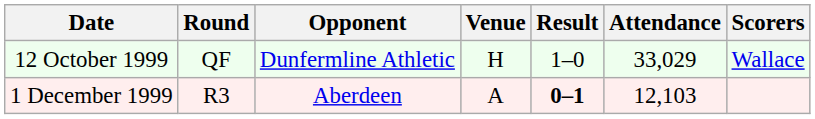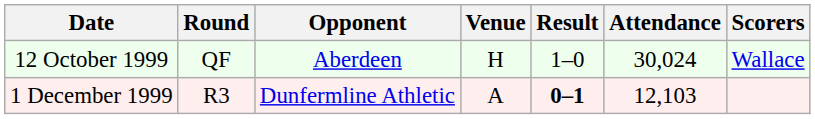(357, 58) Dunfermline Athletic -> (357, 58) Aberdeen
(665, 58) 33,029 -> (665, 58) 30,024
(357, 95) Aberdeen -> (357, 95) Dunfermline Athletic
